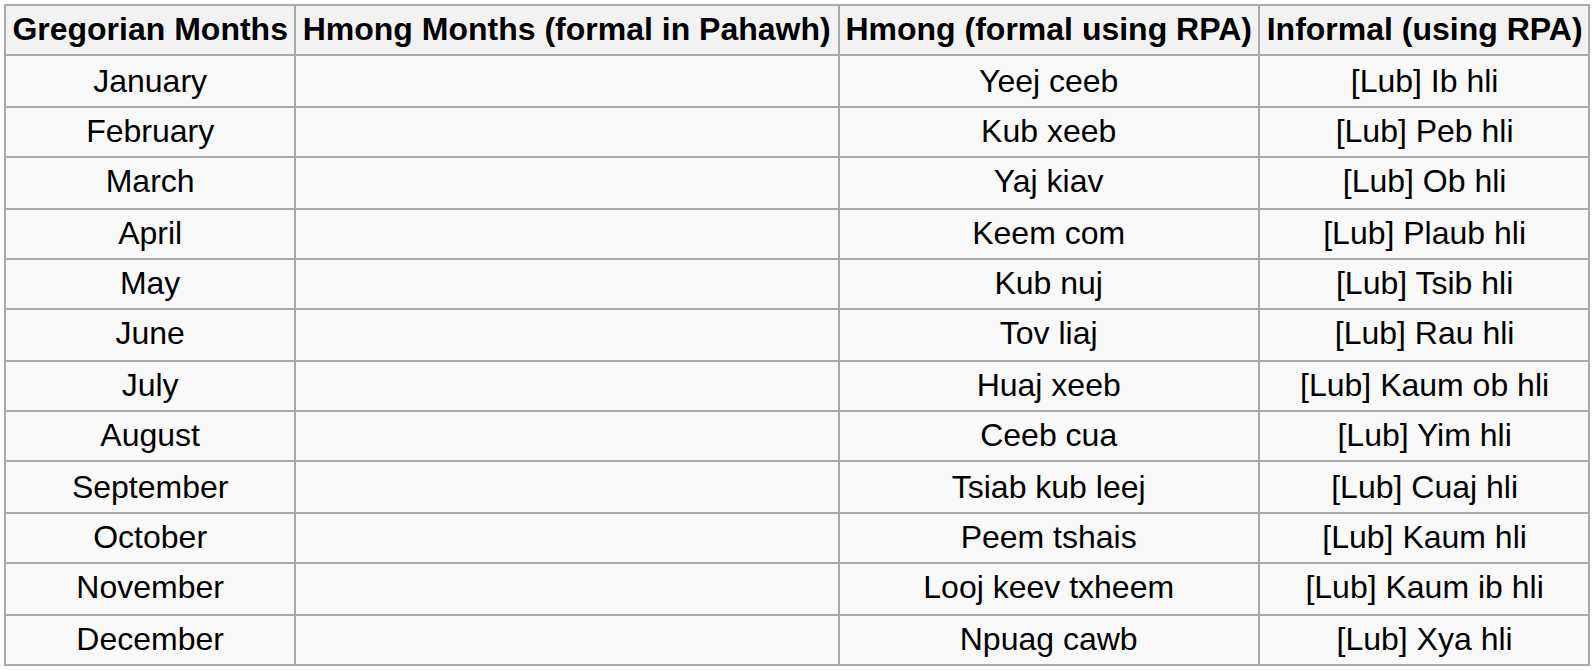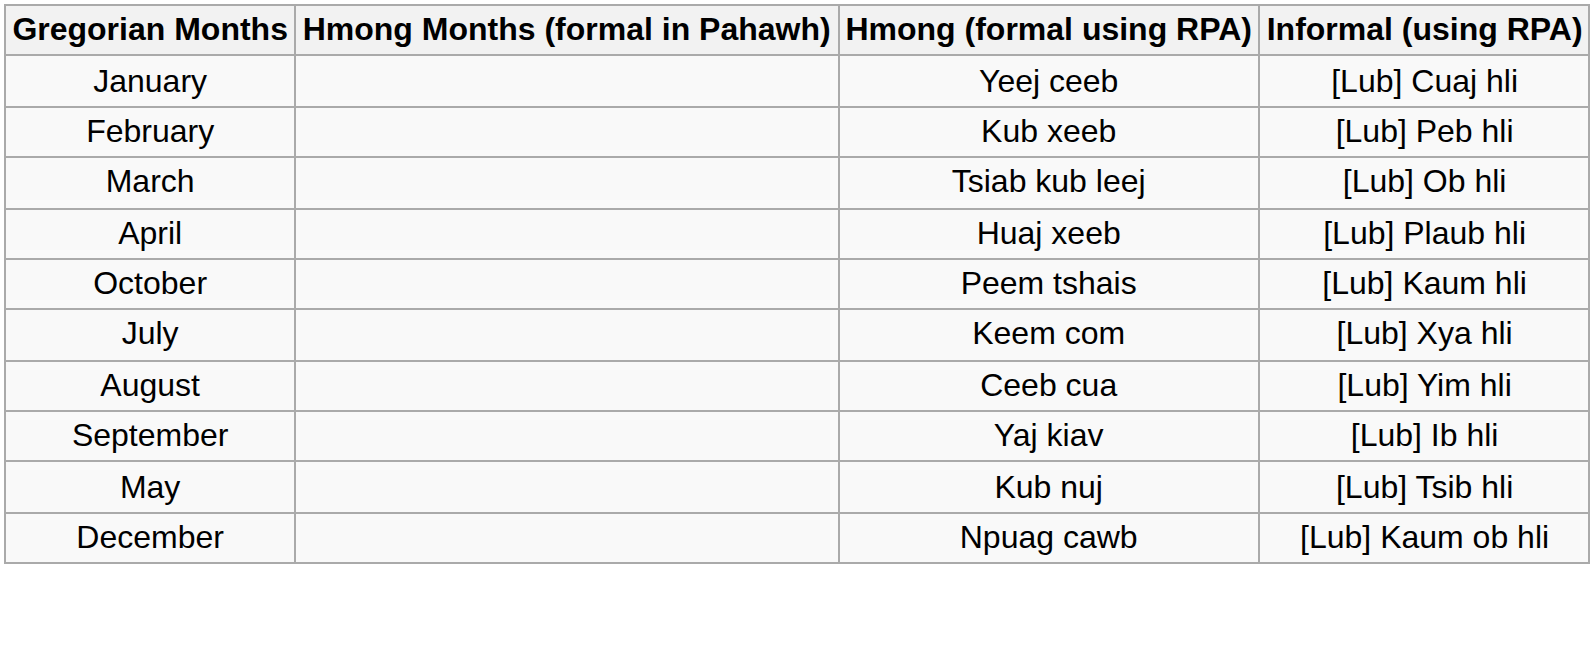(1425, 80) [Lub] Ib hli -> (1425, 80) [Lub] Cuaj hli
(1049, 182) Yaj kiav -> (1049, 182) Tsiab kub leej
(1049, 232) Keem com -> (1049, 232) Huaj xeeb
rows swapped: (150, 283) <-> (150, 537)
- row: (150, 334)
(1049, 385) Huaj xeeb -> (1049, 334) Keem com
(1425, 385) [Lub] Kaum ob hli -> (1425, 334) [Lub] Xya hli
(1049, 486) Tsiab kub leej -> (1049, 435) Yaj kiav
(1425, 486) [Lub] Cuaj hli -> (1425, 435) [Lub] Ib hli
- row: (150, 588)
(1425, 638) [Lub] Xya hli -> (1425, 537) [Lub] Kaum ob hli
